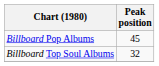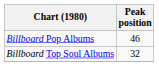(135, 38) 45 -> (135, 38) 46
